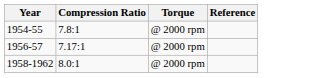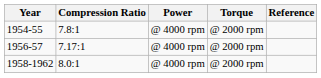+ column: (178, 13)
